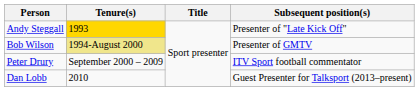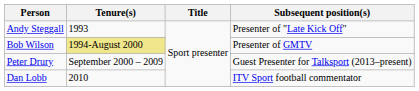(78, 29) gold background -> (78, 29) no background
(297, 62) ITV Sport football commentator -> (322, 62) Guest Presenter for Talksport (2013–present)
(322, 78) Guest Presenter for Talksport (2013–present) -> (297, 78) ITV Sport football commentator
